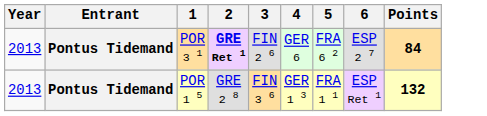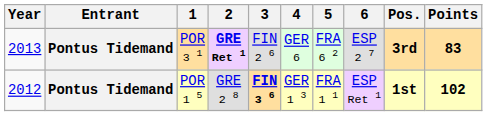+ column: (405, 16)
(413, 48) 84 -> (453, 48) 83
(25, 90) 2013 -> (25, 90) 2012
(265, 89) normal -> (265, 90) bold
(413, 90) 132 -> (453, 90) 102
